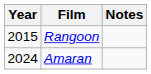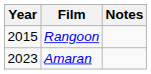(23, 58) 2024 -> (23, 58) 2023
